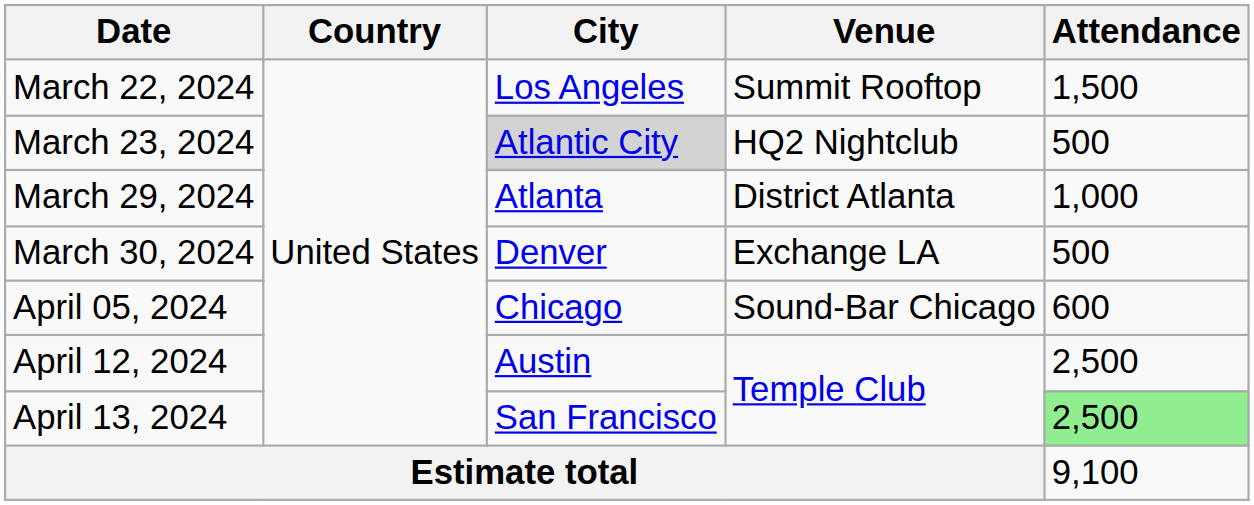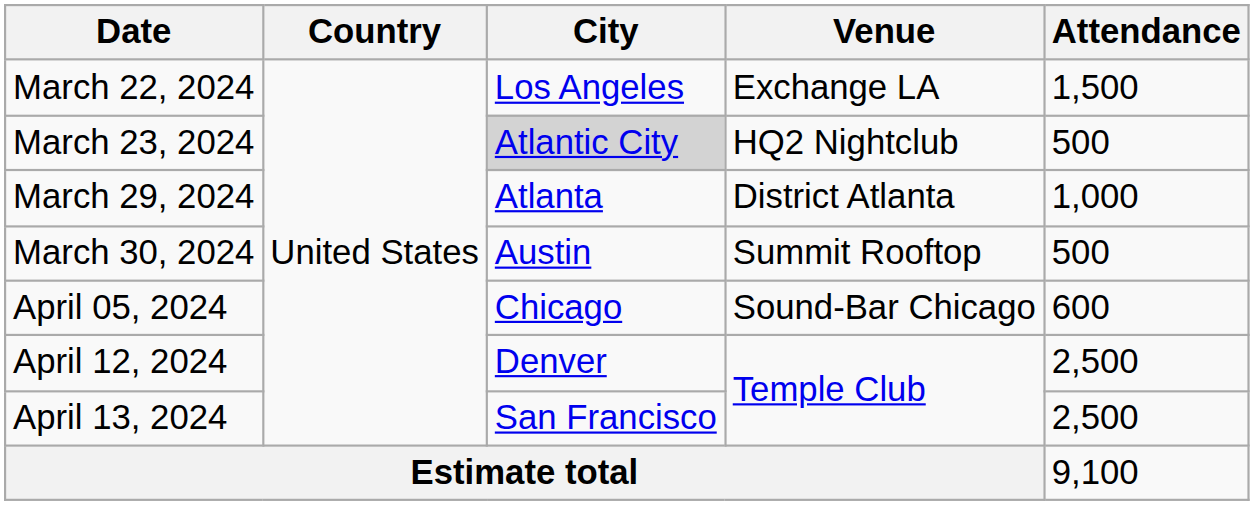(857, 87) Summit Rooftop -> (836, 87) Exchange LA
(551, 252) Denver -> (543, 252) Austin
(836, 252) Exchange LA -> (857, 252) Summit Rooftop
(543, 362) Austin -> (551, 362) Denver
(1095, 417) lightgreen background -> (1095, 417) no background
